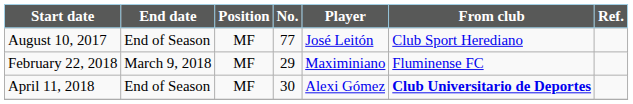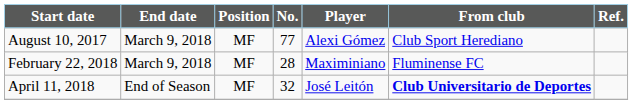(167, 39) End of Season -> (168, 39) March 9, 2018
(339, 39) José Leitón -> (345, 39) Alexi Gómez
(287, 63) 29 -> (287, 63) 28
(287, 87) 30 -> (287, 87) 32
(345, 87) Alexi Gómez -> (339, 87) José Leitón
